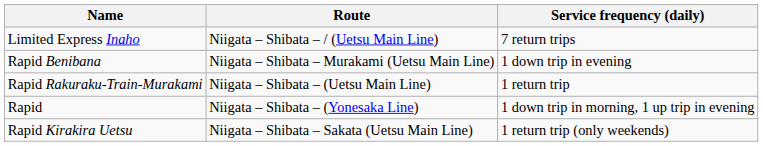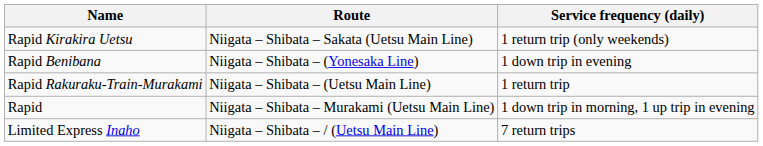rows swapped: (74, 38) <-> (70, 130)
(352, 61) Niigata – Shibata – Murakami (Uetsu Main Line) -> (314, 61) Niigata – Shibata – (Yonesaka Line)
(314, 107) Niigata – Shibata – (Yonesaka Line) -> (352, 107) Niigata – Shibata – Murakami (Uetsu Main Line)
